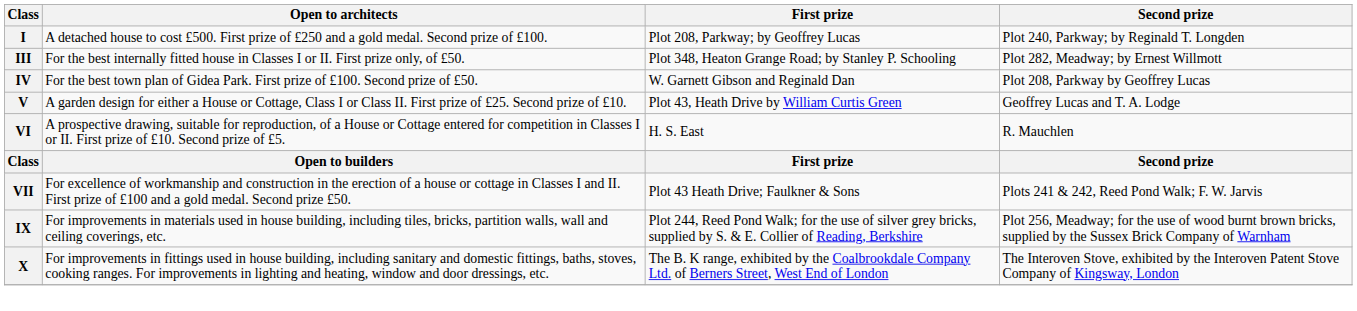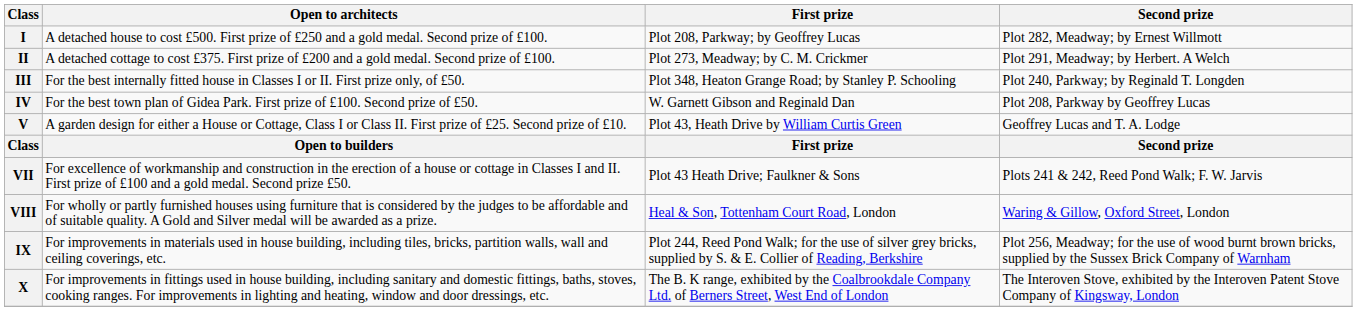(1123, 37) Plot 240, Parkway; by Reginald T. Longden -> (1112, 37) Plot 282, Meadway; by Ernest Willmott
+ row: (23, 59)
(1112, 59) Plot 282, Meadway; by Ernest Willmott -> (1123, 80) Plot 240, Parkway; by Reginald T. Longden
- row: (23, 132)
+ row: (23, 213)
